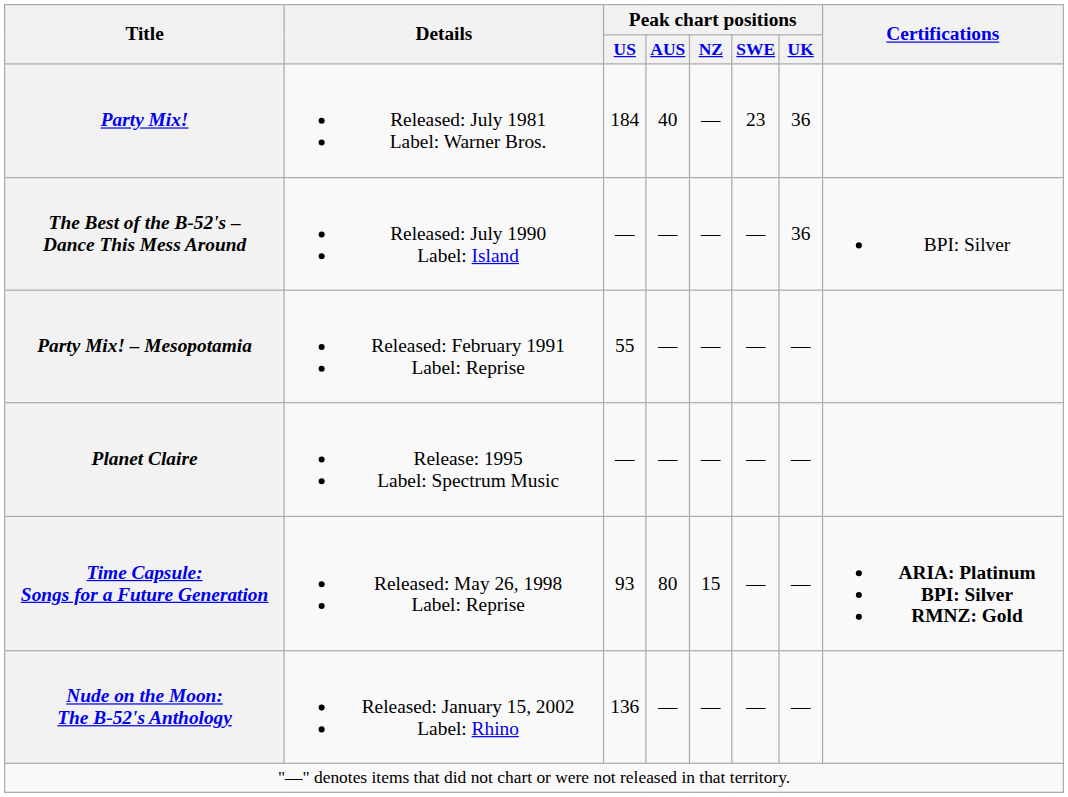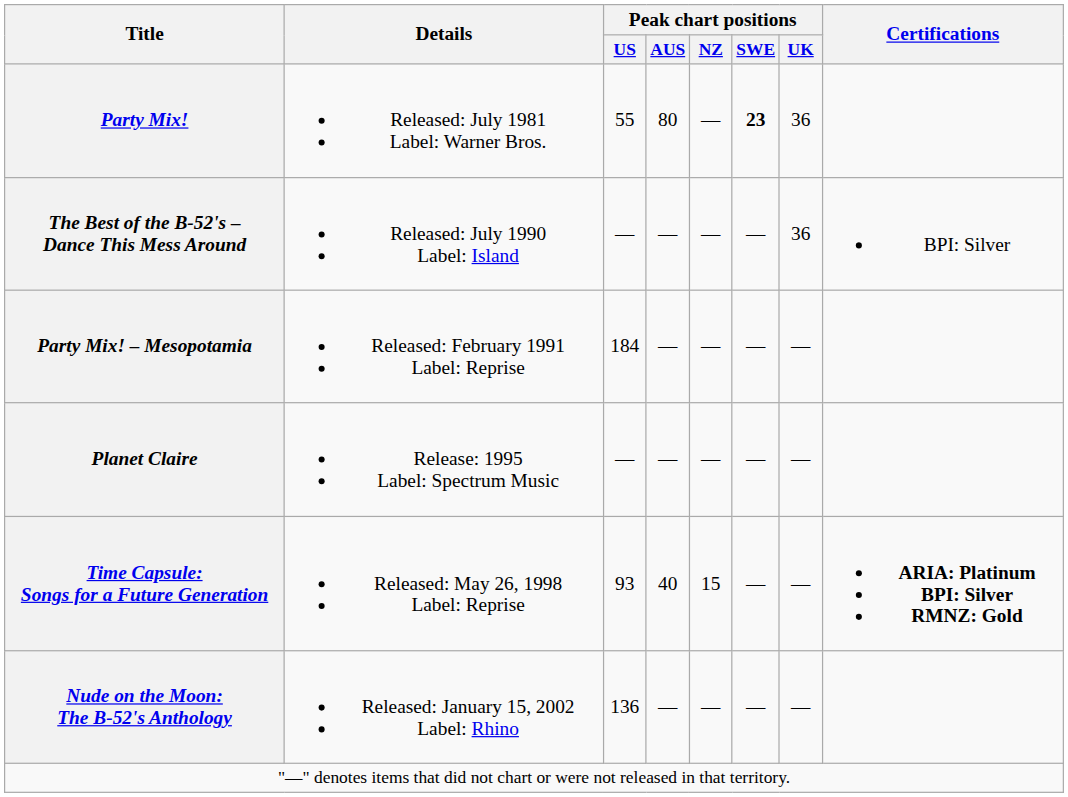(625, 120) 184 -> (625, 120) 55
(668, 120) 40 -> (668, 120) 80
(756, 120) normal -> (756, 120) bold
(625, 346) 55 -> (625, 346) 184
(668, 583) 80 -> (668, 583) 40
